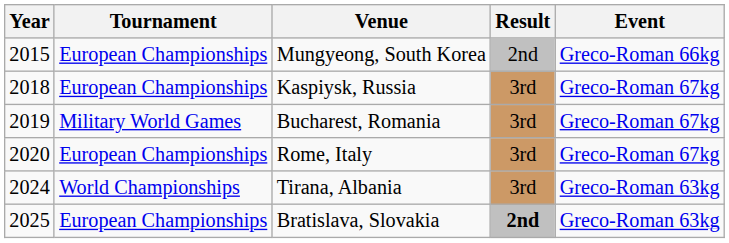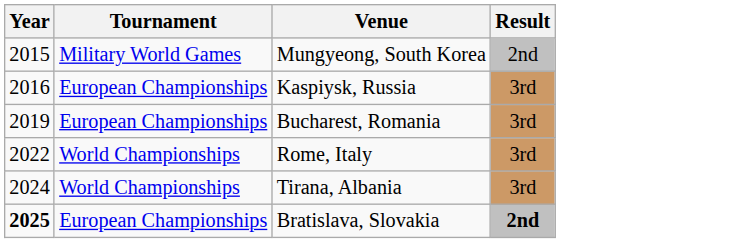- column: (640, 21)
(163, 54) European Championships -> (150, 54) Military World Games
(30, 88) 2018 -> (30, 88) 2016
(150, 121) Military World Games -> (163, 121) European Championships
(30, 154) 2020 -> (30, 154) 2022
(163, 154) European Championships -> (150, 154) World Championships
(30, 221) normal -> (30, 221) bold
